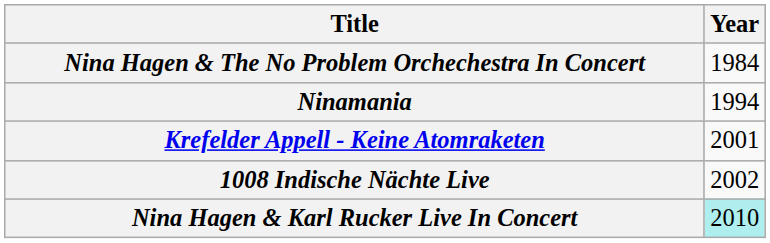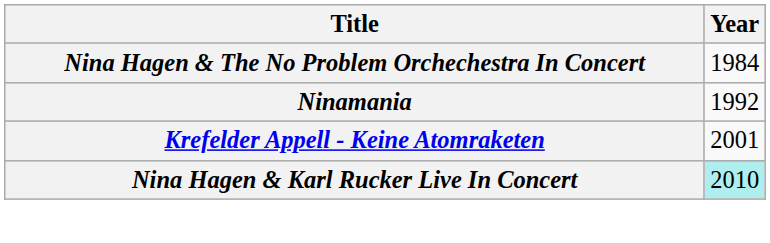(735, 101) 1994 -> (735, 101) 1992
- row: (355, 179)
